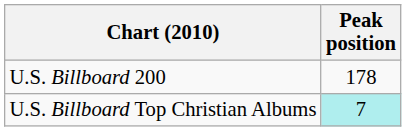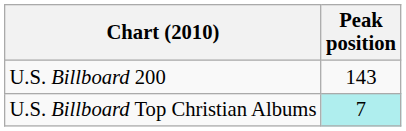(361, 76) 178 -> (361, 76) 143
